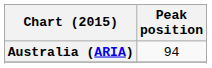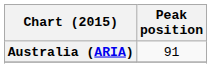(172, 52) 94 -> (172, 52) 91
